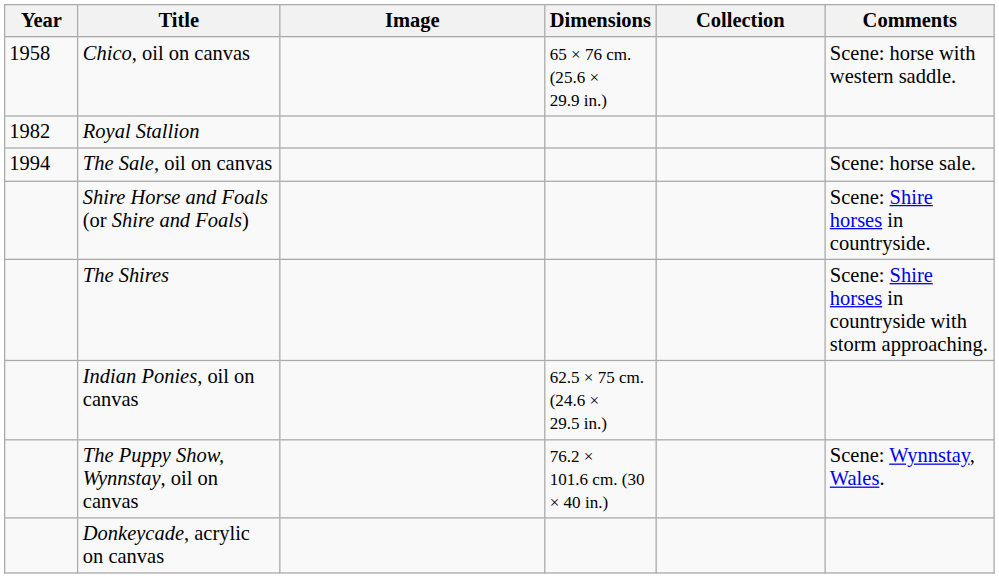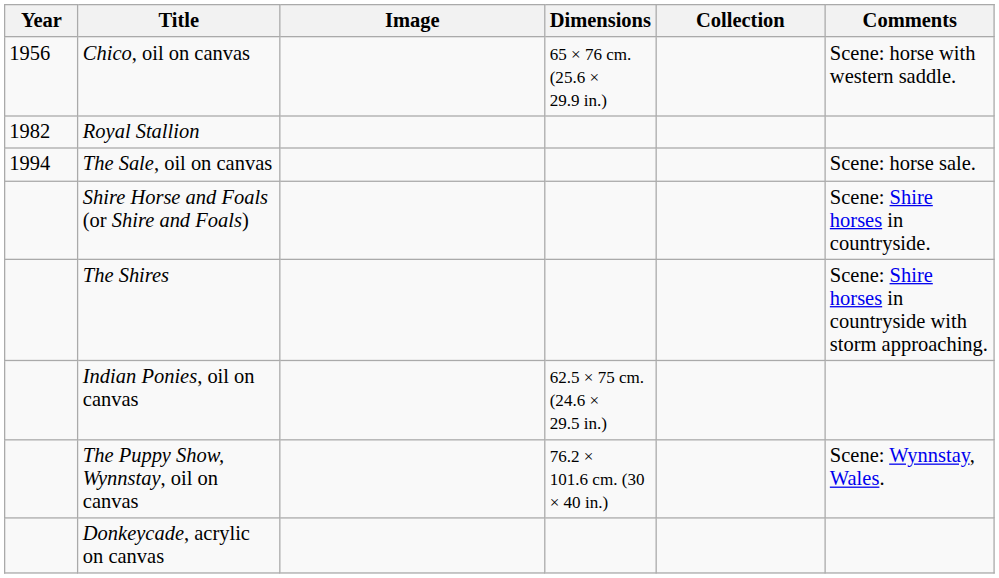(30, 53) 1958 -> (30, 53) 1956
